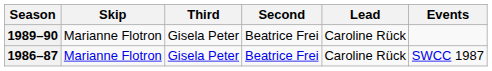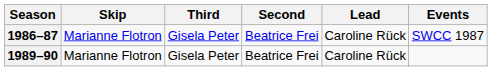rows swapped: (33, 55) <-> (33, 35)
